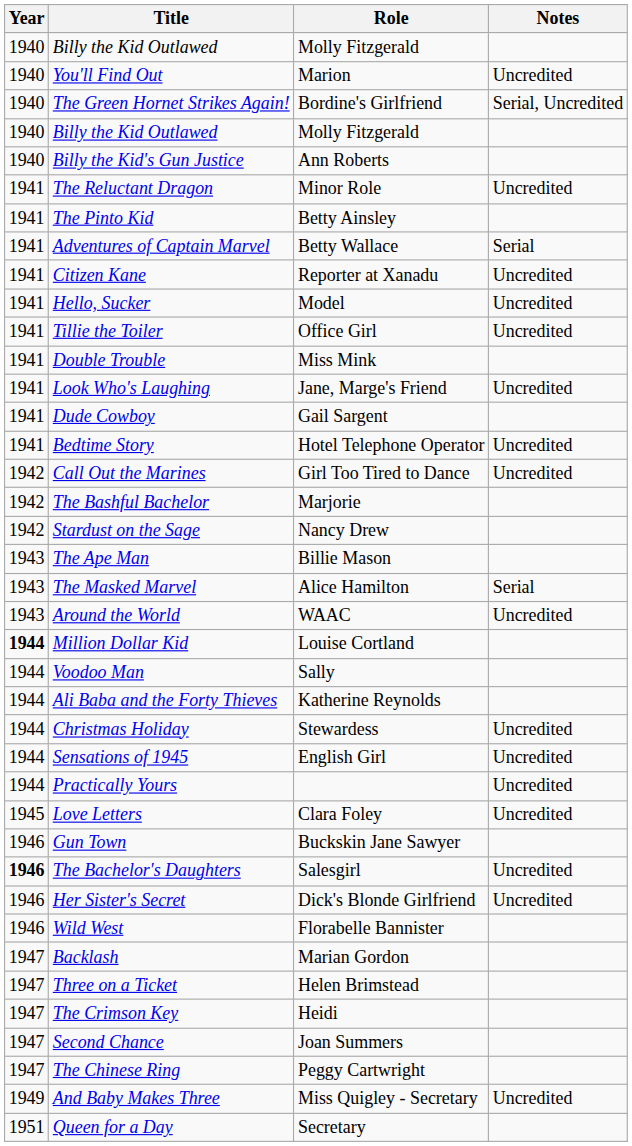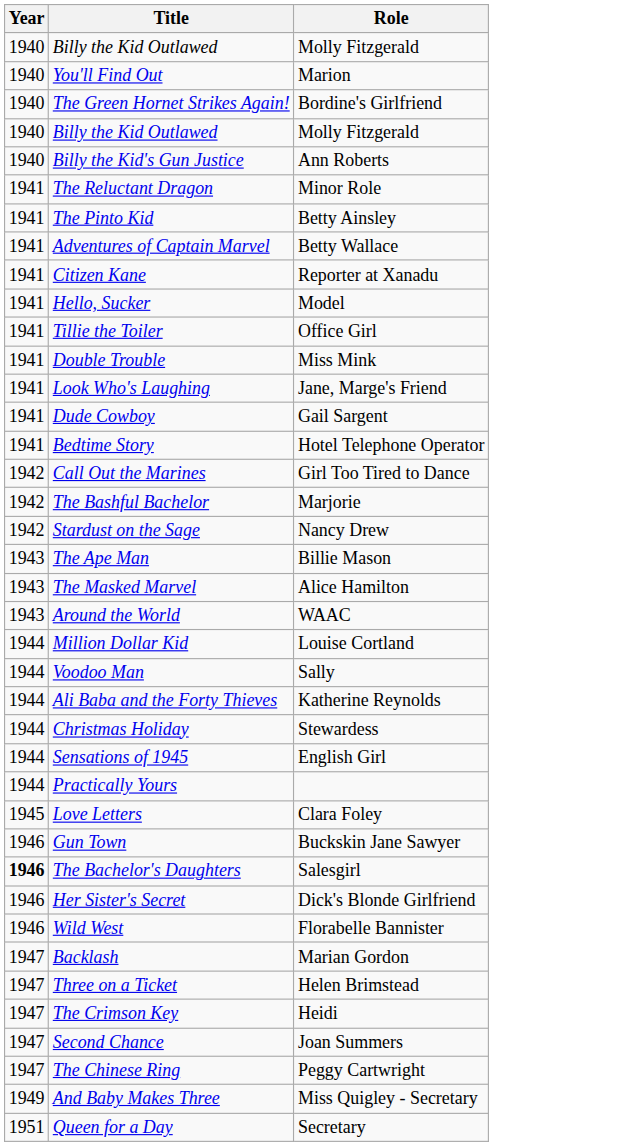- column: (558, 18)
(27, 643) bold -> (27, 643) normal
